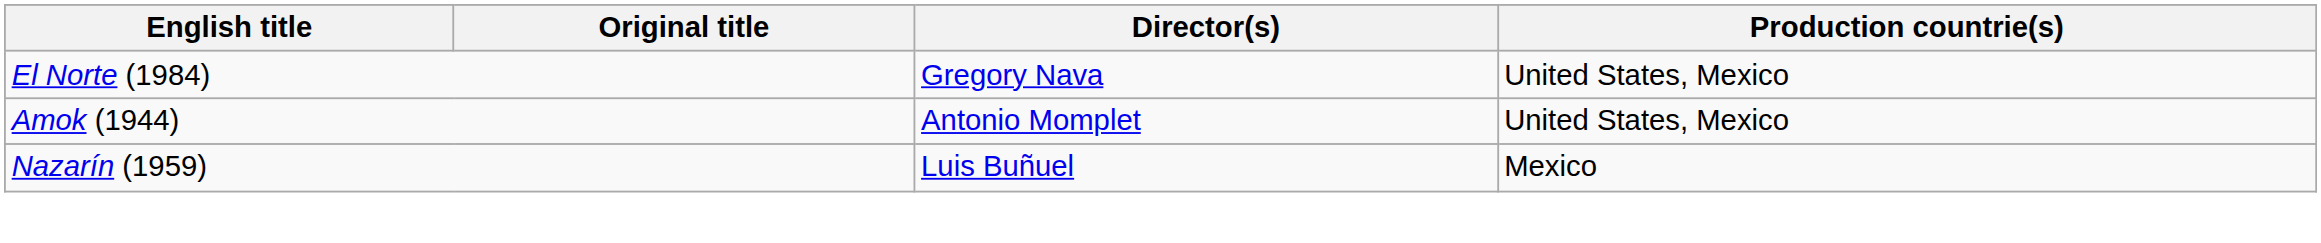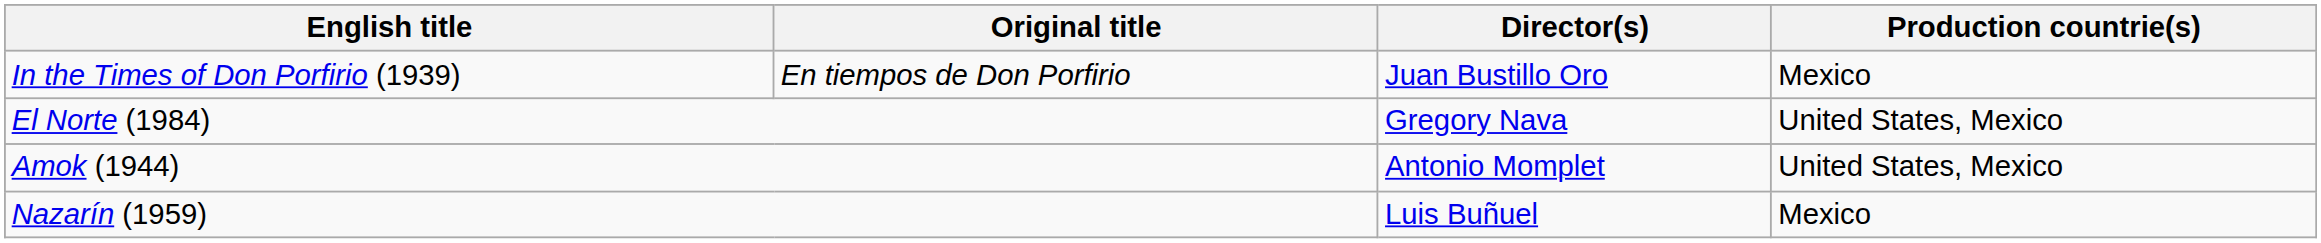+ row: (236, 74)
